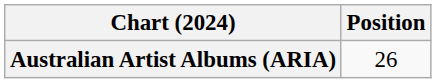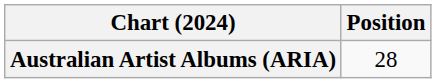(386, 58) 26 -> (386, 58) 28
